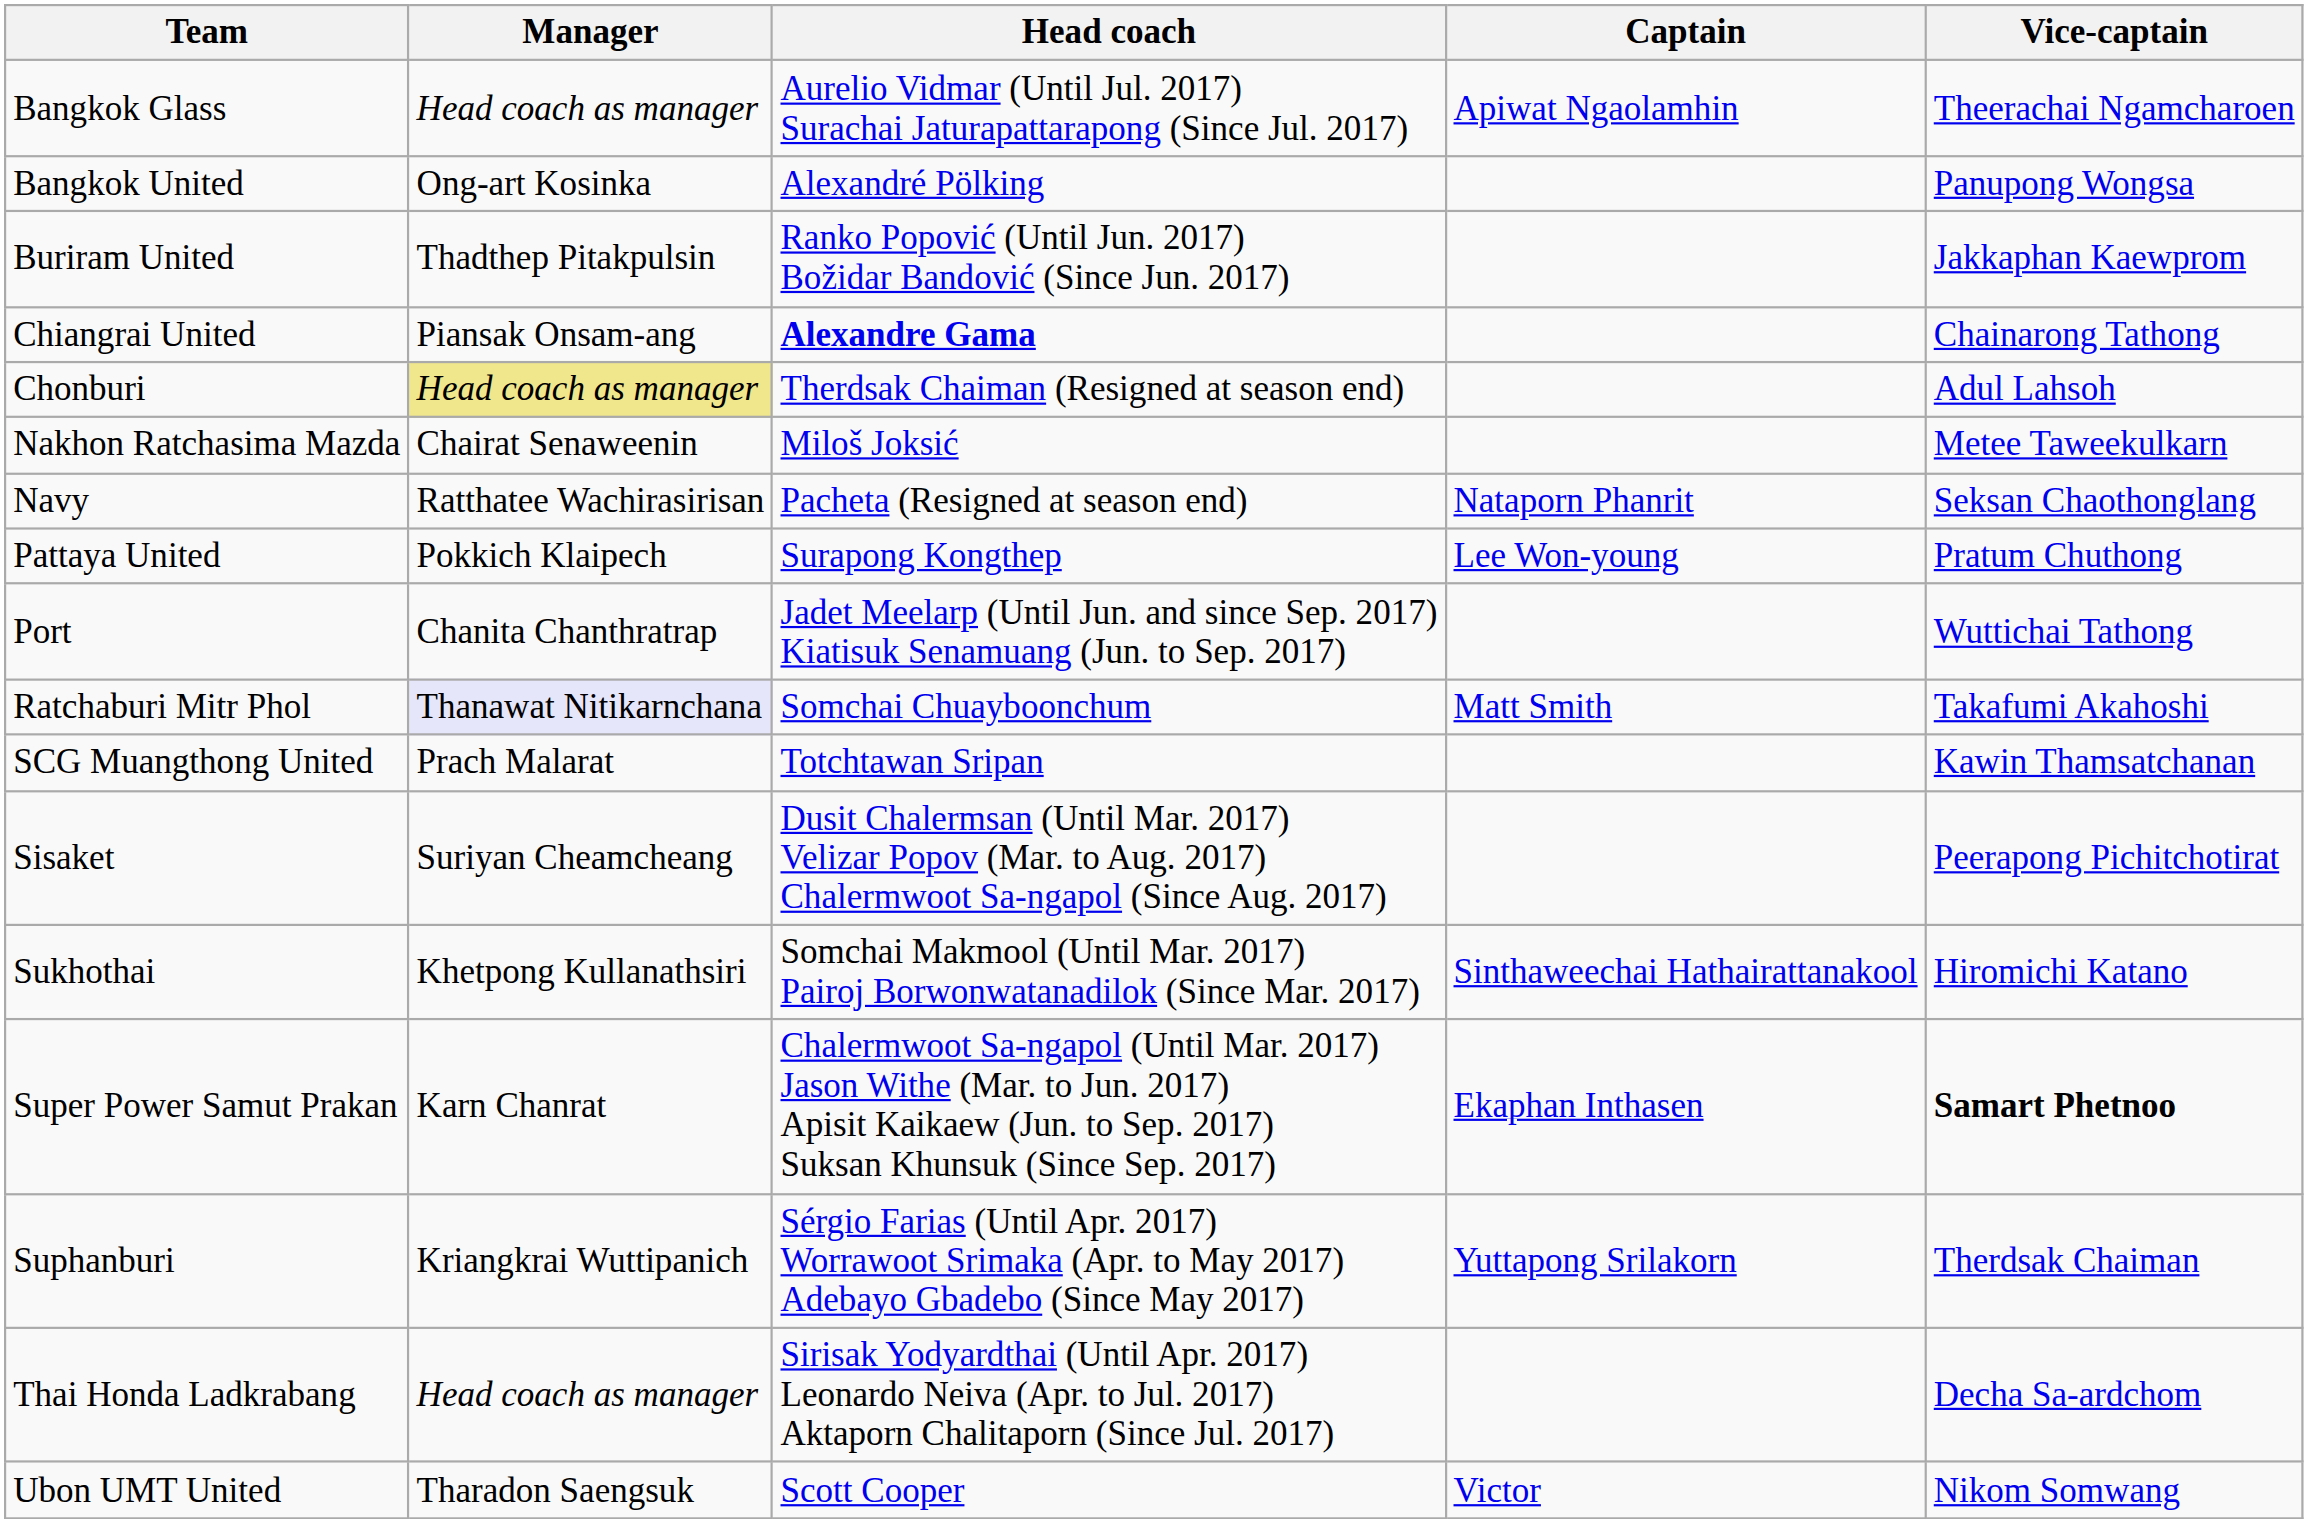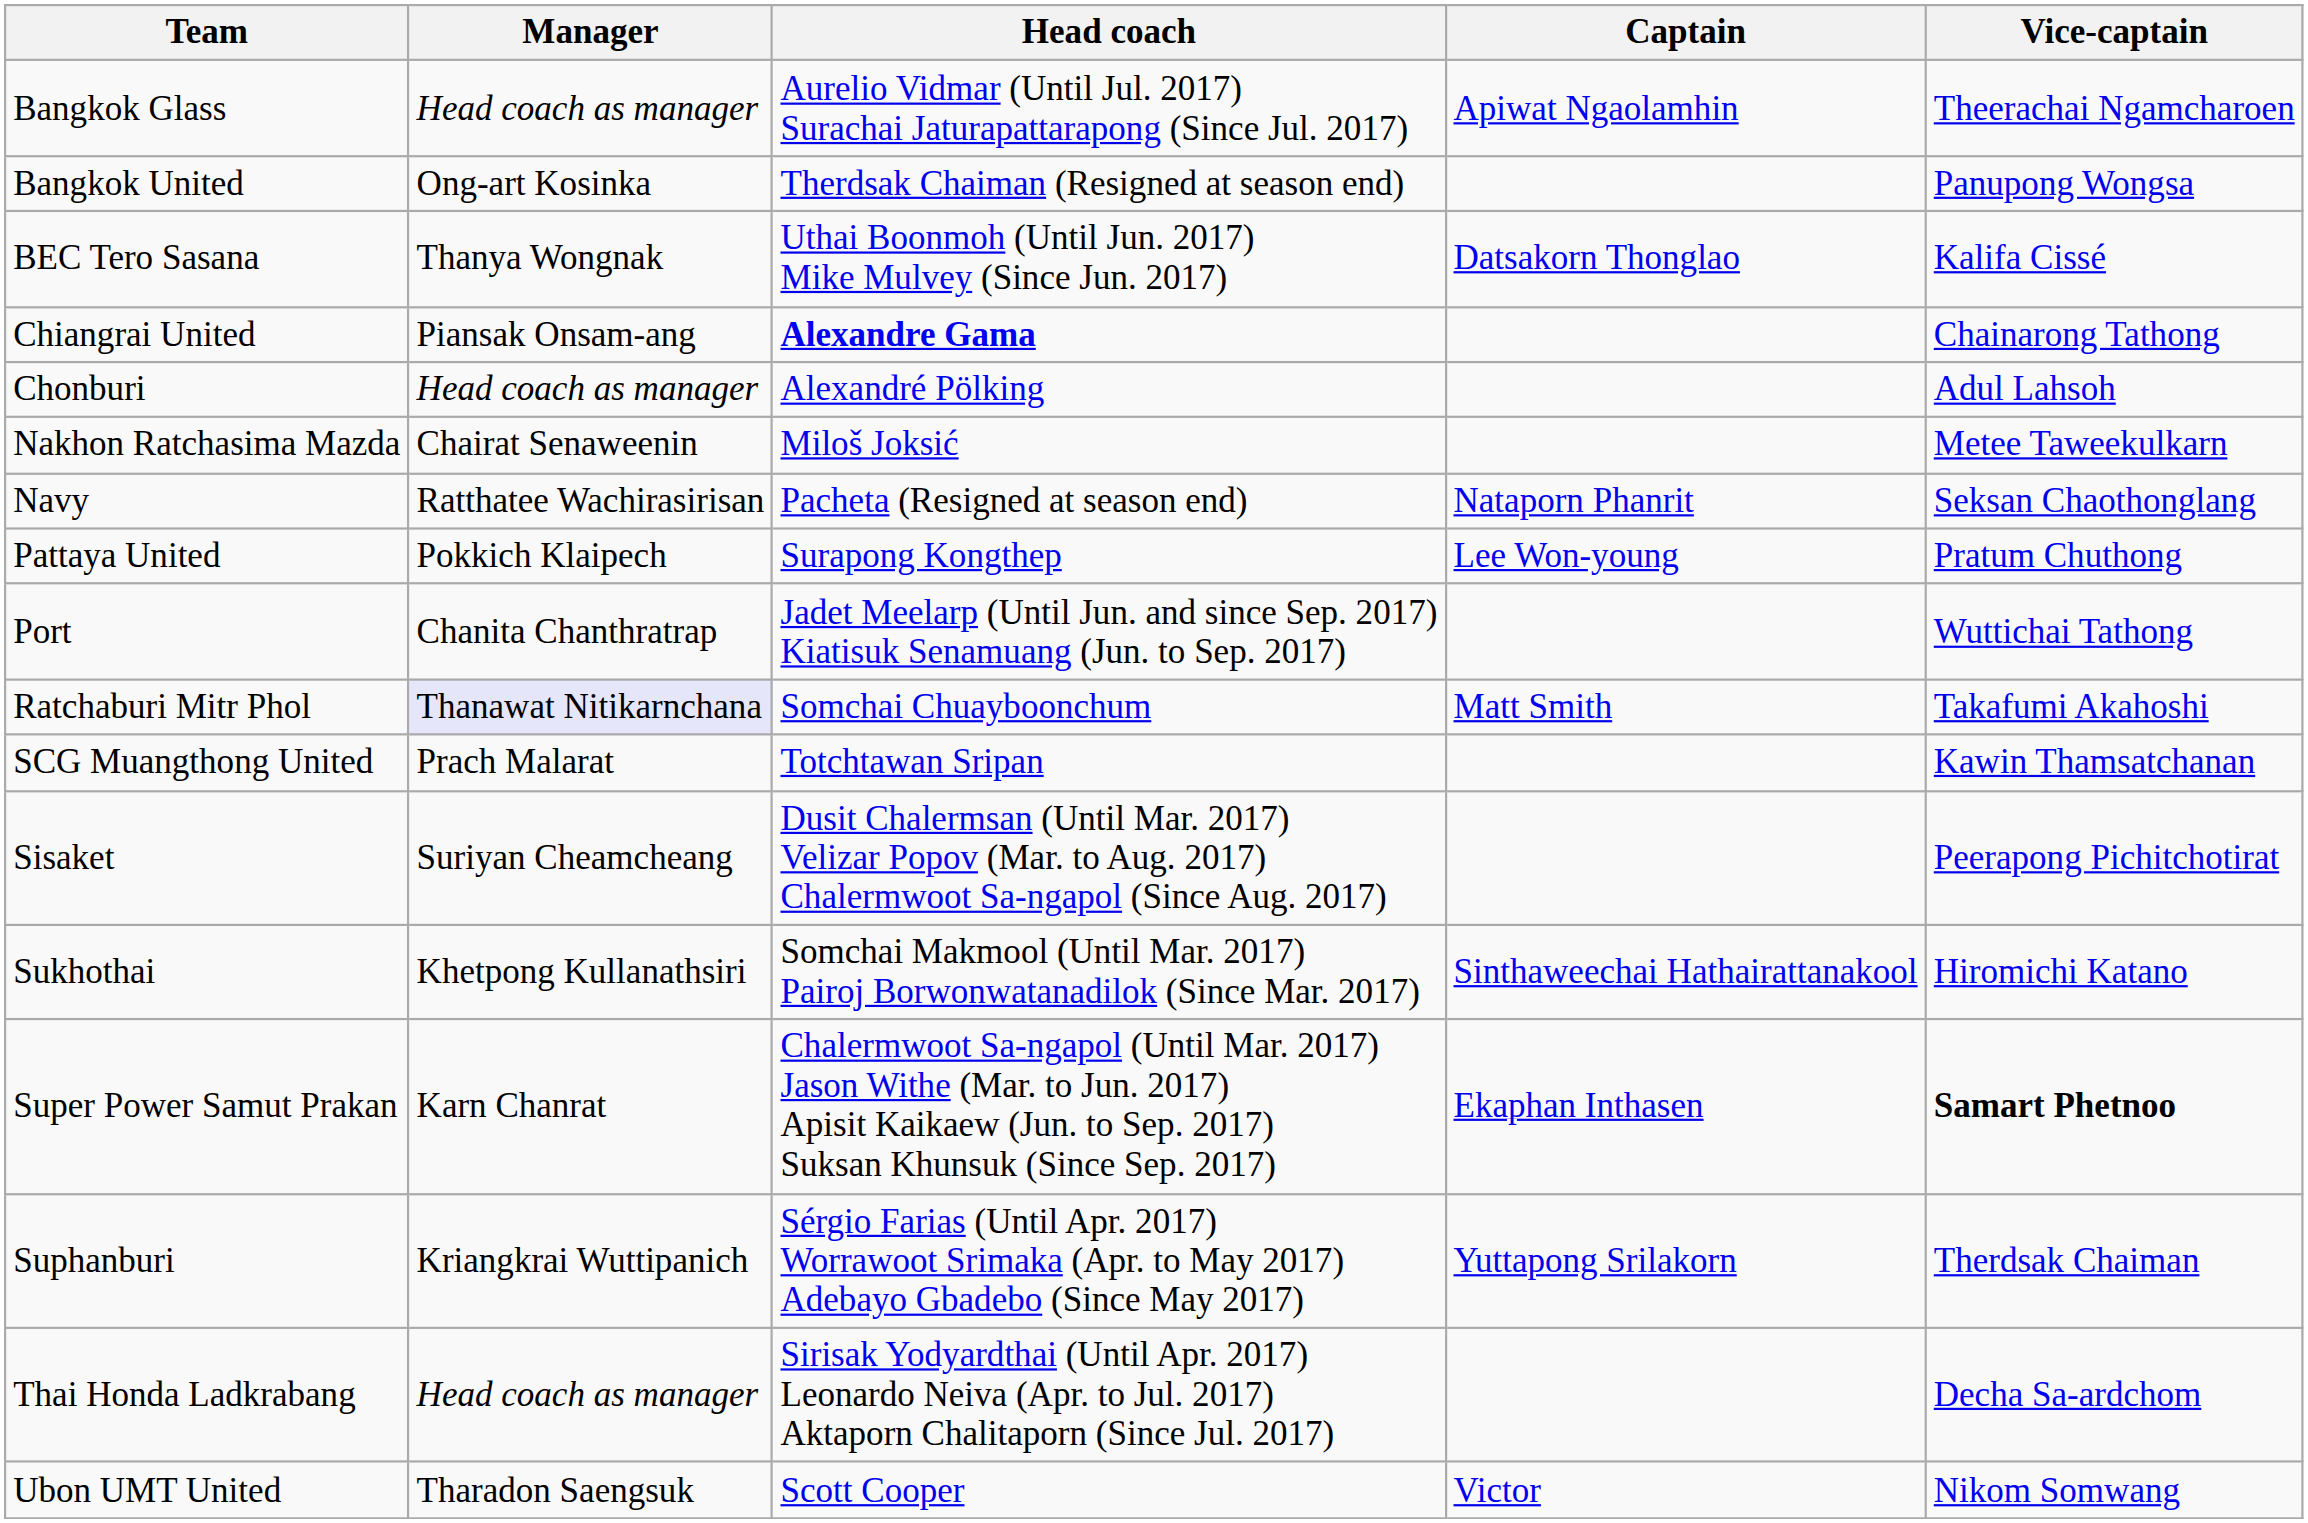(912, 182) Alexandré Pölking -> (1092, 182) Therdsak Chaiman (Resigned at season end)
+ row: (136, 258)
- row: (124, 258)
(587, 388) khaki background -> (587, 388) no background
(1092, 388) Therdsak Chaiman (Resigned at season end) -> (912, 388) Alexandré Pölking
